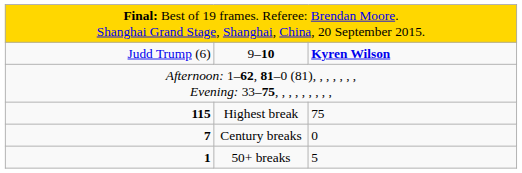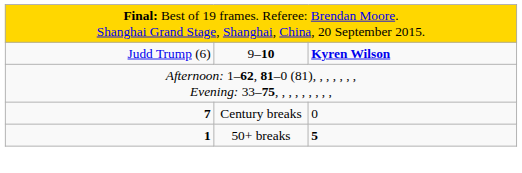- row: (261, 113)
(315, 157) normal -> (315, 135) bold
